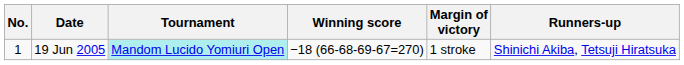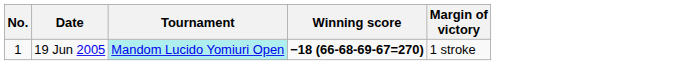- column: (585, 22)
(357, 50) normal -> (357, 50) bold
